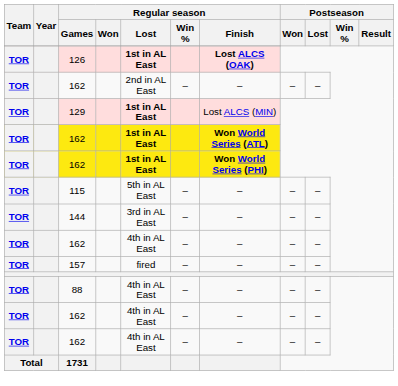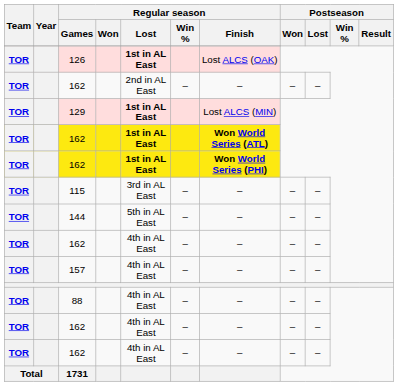(240, 59) bold -> (240, 59) normal
(146, 191) 5th in AL East -> (146, 191) 3rd in AL East
(146, 217) 3rd in AL East -> (146, 217) 5th in AL East
(146, 264) fired -> (146, 270) 4th in AL East
